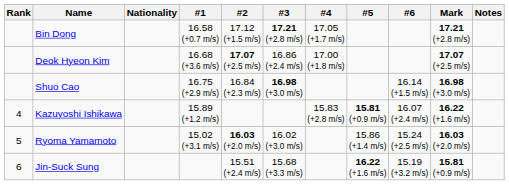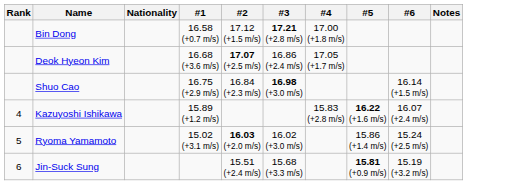- column: (451, 12)
(326, 33) 17.05 (+1.7 m/s) -> (326, 33) 17.00 (+1.8 m/s)
(326, 60) 17.00 (+1.8 m/s) -> (326, 60) 17.05 (+1.7 m/s)
(368, 114) 15.81 (+0.9 m/s) -> (368, 114) 16.22 (+1.6 m/s)
(368, 167) 16.22 (+1.6 m/s) -> (368, 167) 15.81 (+0.9 m/s)
